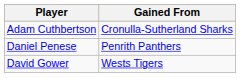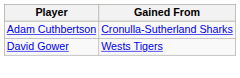- row: (42, 47)
